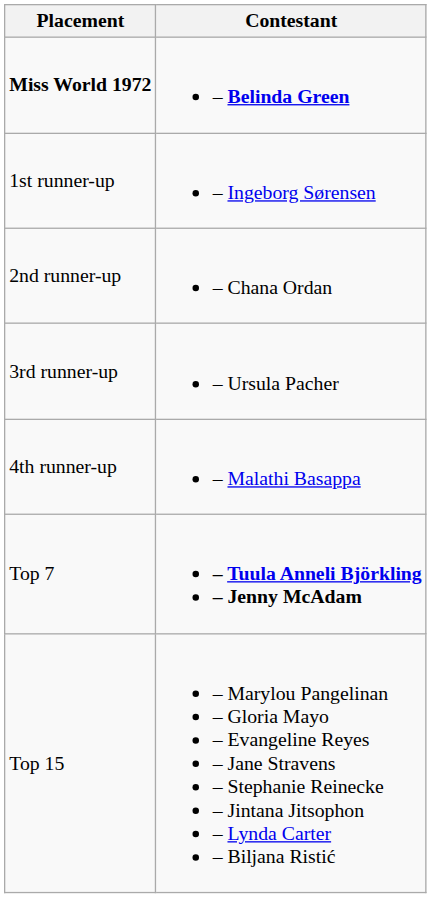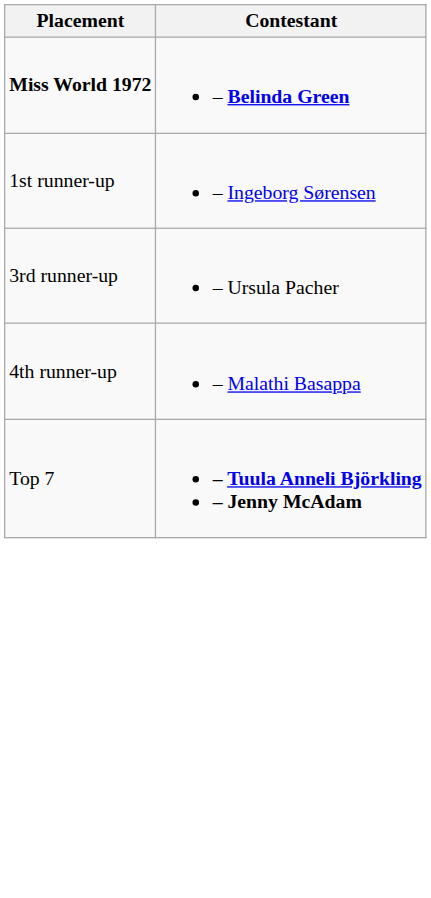- row: (65, 275)
- row: (37, 763)
